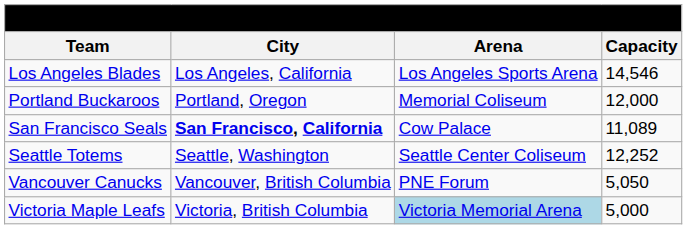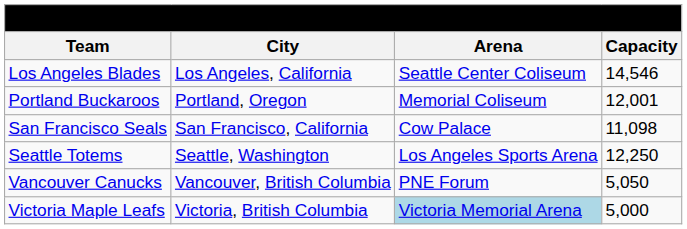(498, 73) Los Angeles Sports Arena -> (492, 73) Seattle Center Coliseum
(632, 100) 12,000 -> (632, 100) 12,001
(279, 127) bold -> (271, 127) normal
(631, 127) 11,089 -> (631, 127) 11,098
(492, 155) Seattle Center Coliseum -> (498, 155) Los Angeles Sports Arena
(632, 155) 12,252 -> (632, 155) 12,250
